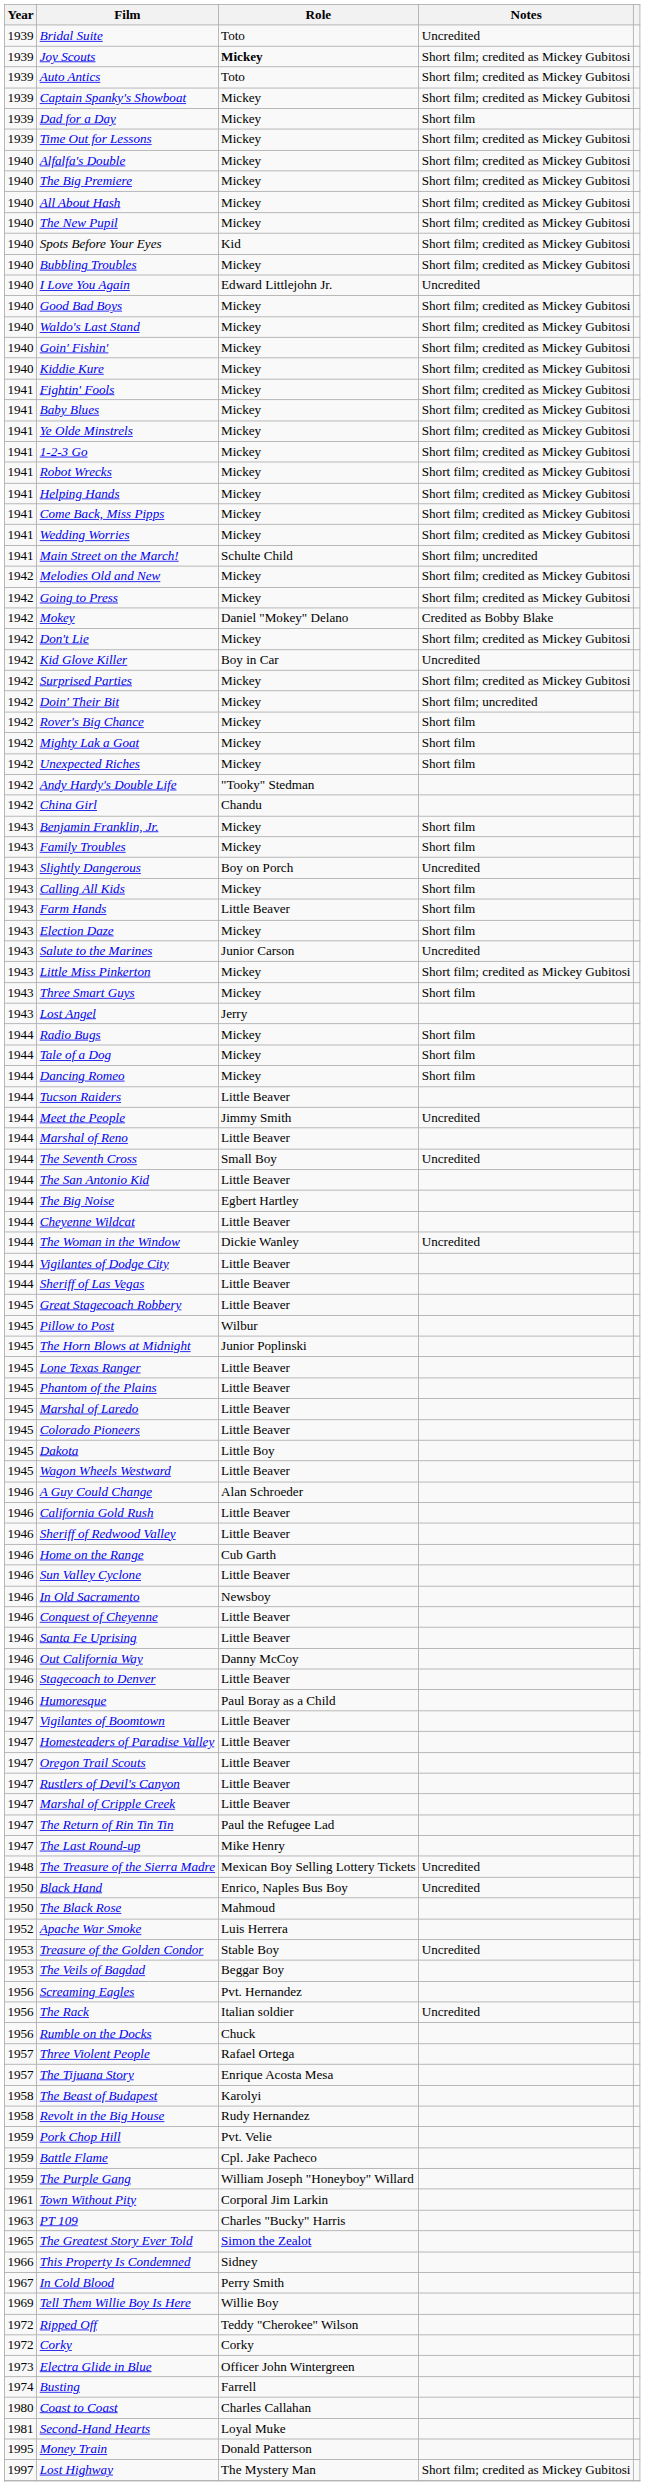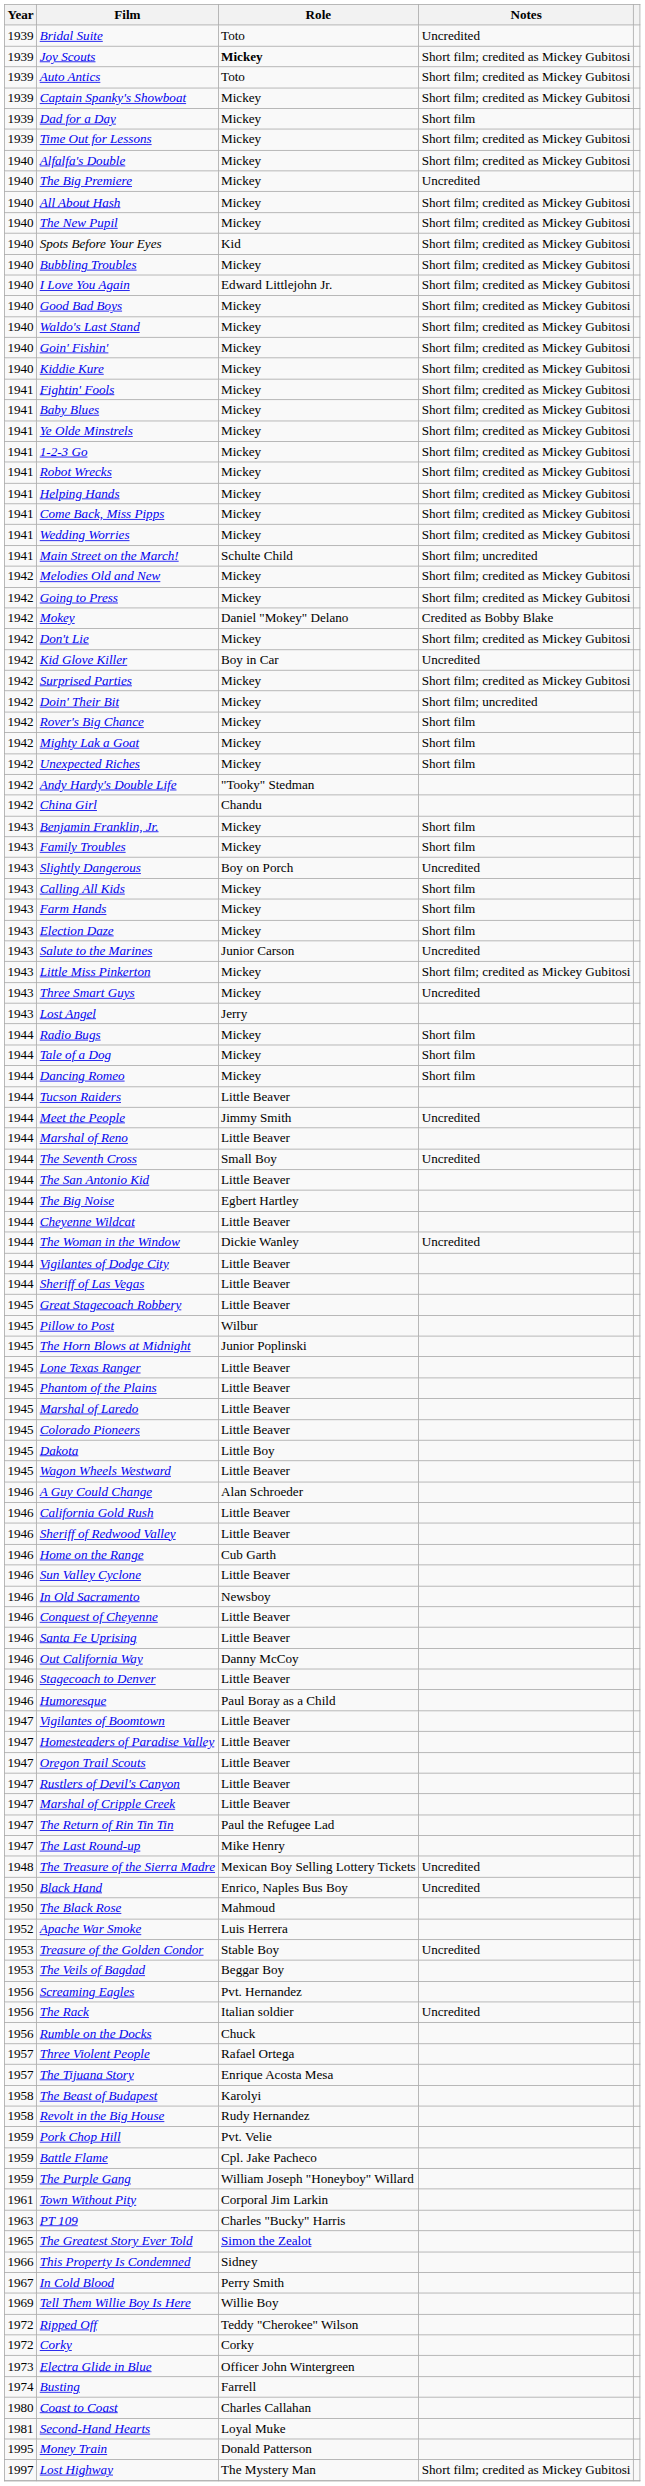(526, 181) Short film; credited as Mickey Gubitosi -> (451, 181) Uncredited
(451, 285) Uncredited -> (526, 285) Short film; credited as Mickey Gubitosi
(255, 909) Little Beaver -> (241, 909) Mickey
(449, 992) Short film -> (451, 992) Uncredited
